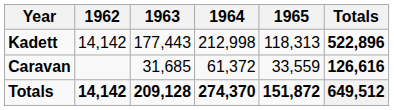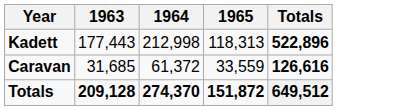- column: (102, 17)
